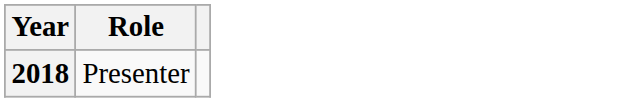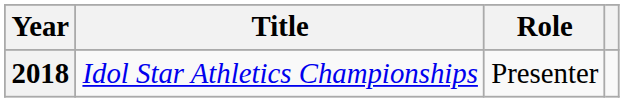+ column: (280, 27)
